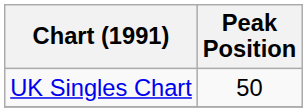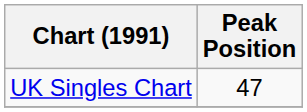(249, 87) 50 -> (249, 87) 47
